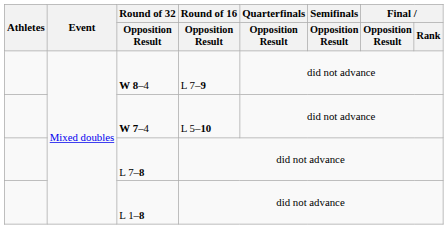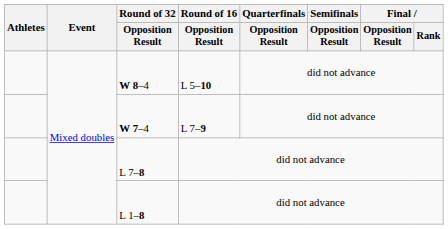(193, 85) L 7–9 -> (196, 85) L 5–10
(196, 129) L 5–10 -> (193, 129) L 7–9
